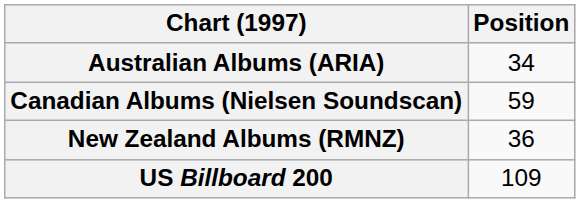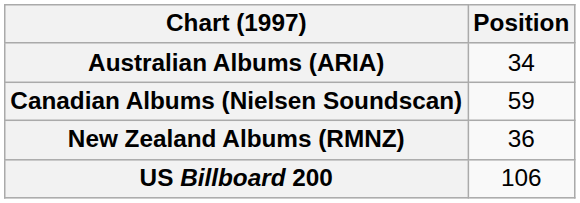(521, 178) 109 -> (521, 178) 106
